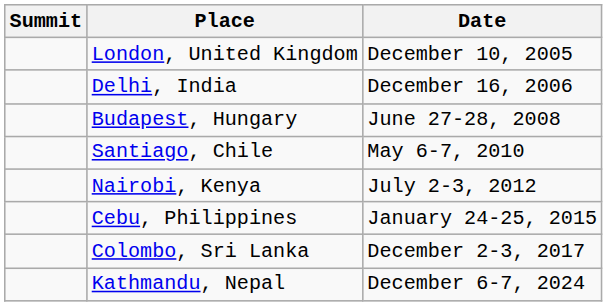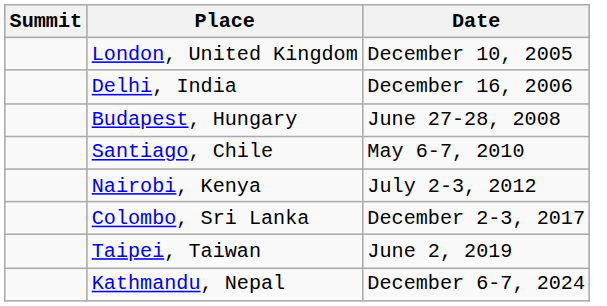- row: (195, 218)
+ row: (176, 251)
